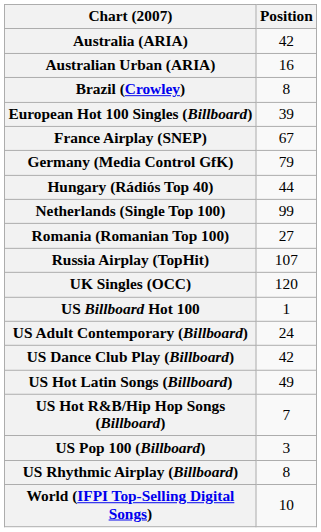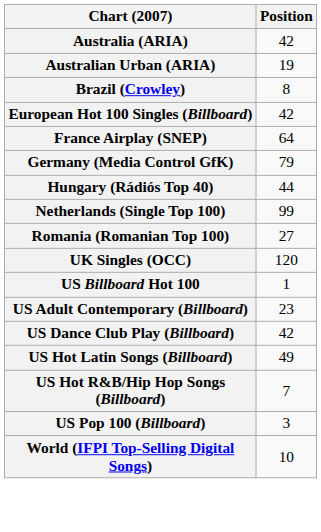(286, 65) 16 -> (286, 65) 19
(286, 114) 39 -> (286, 114) 42
(286, 138) 67 -> (286, 138) 64
- row: (130, 260)
(286, 333) 24 -> (286, 308) 23
- row: (130, 472)
